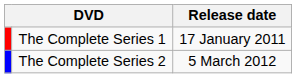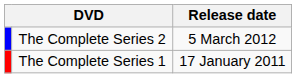rows swapped: (92, 38) <-> (92, 61)
